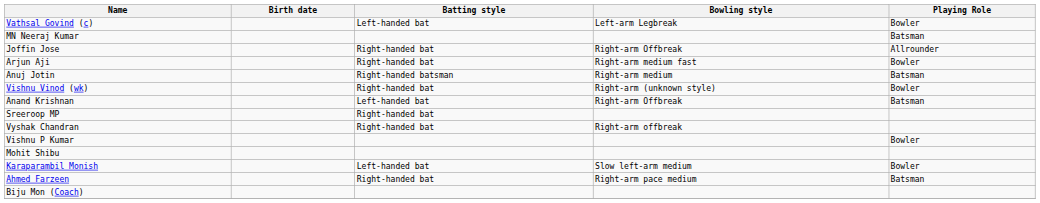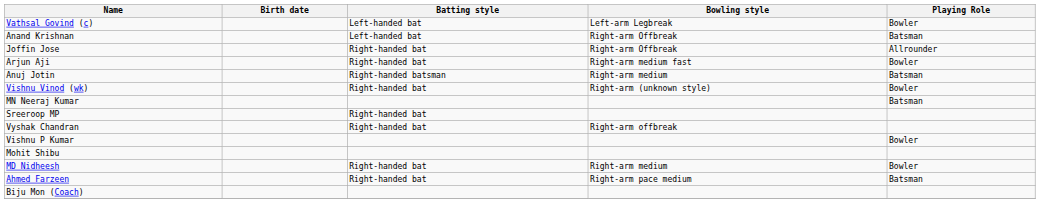rows swapped: (40, 102) <-> (42, 37)
- row: (52, 167)
+ row: (33, 167)
